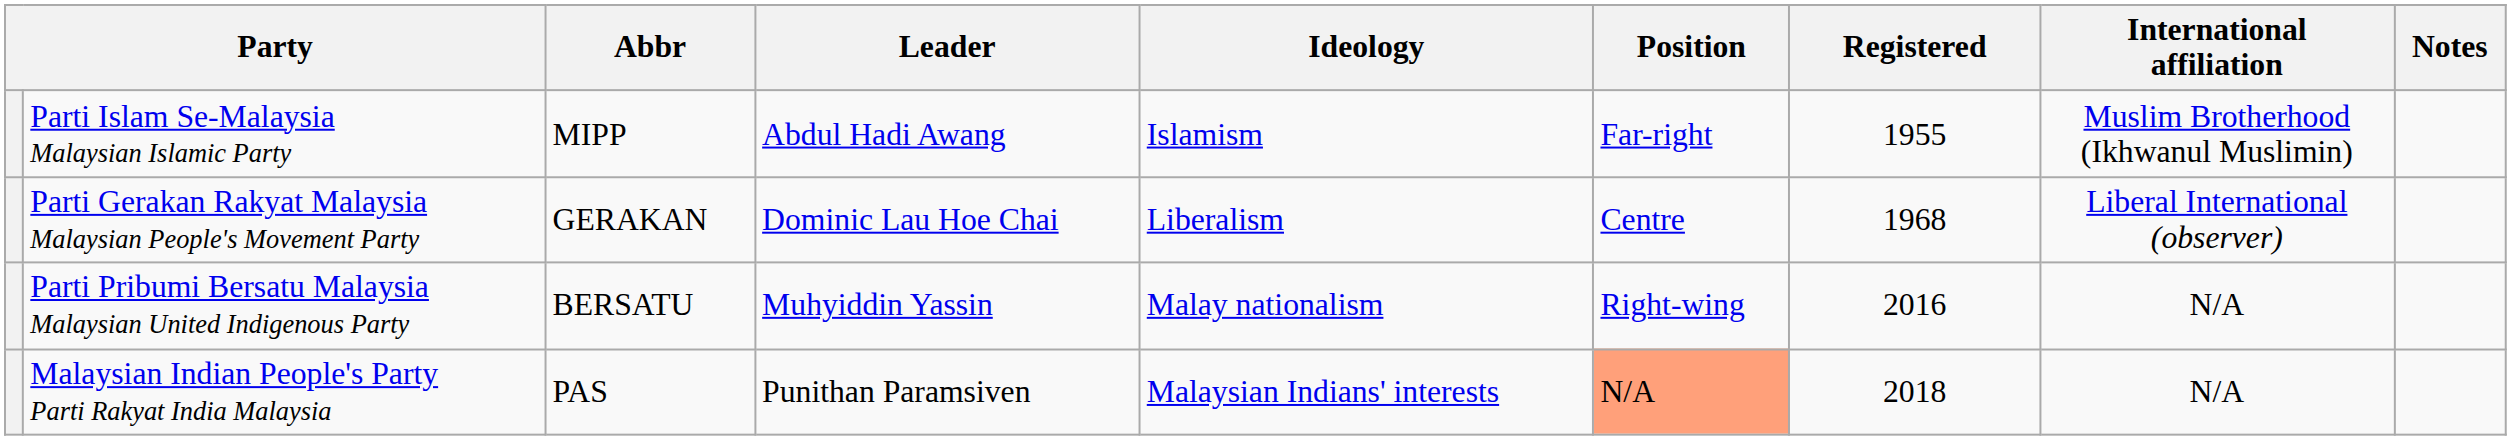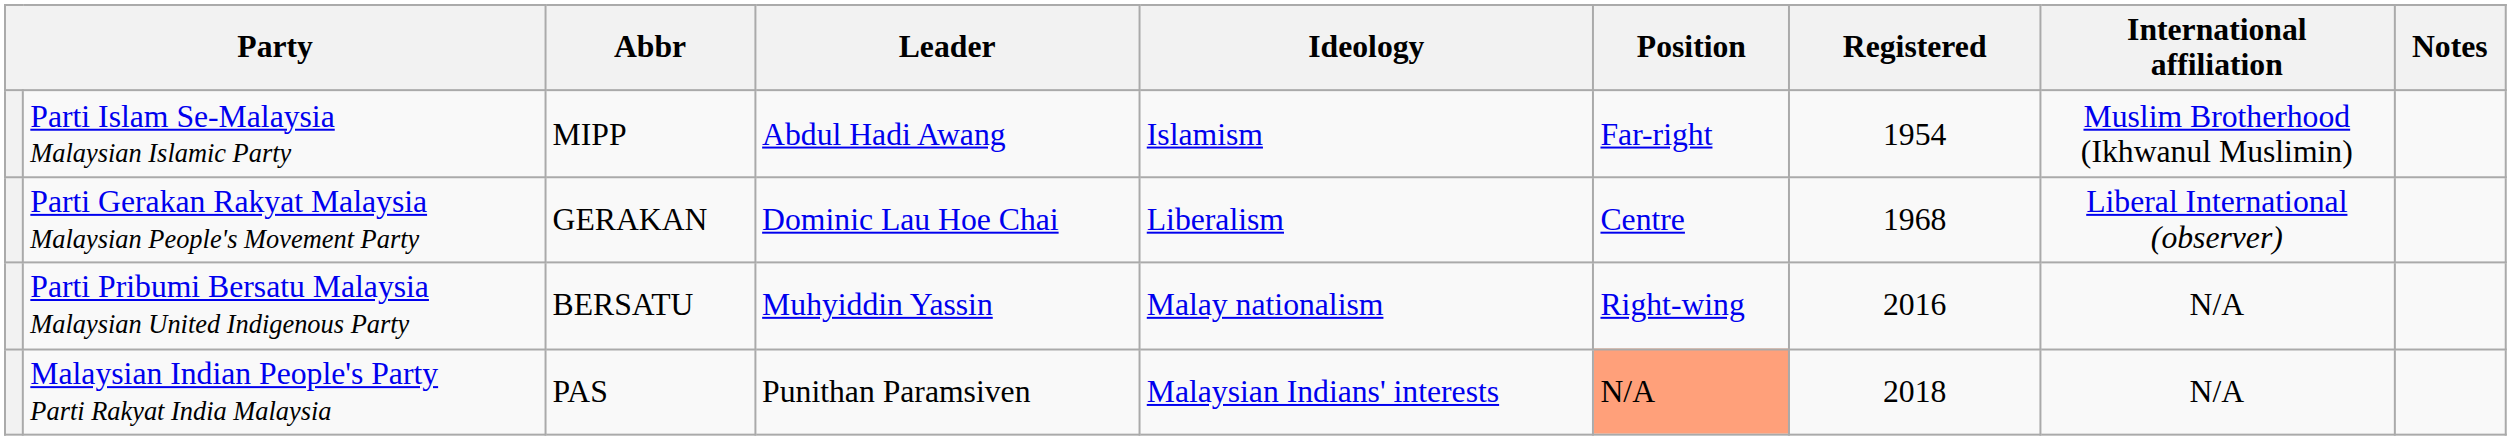(1915, 133) 1955 -> (1915, 133) 1954
